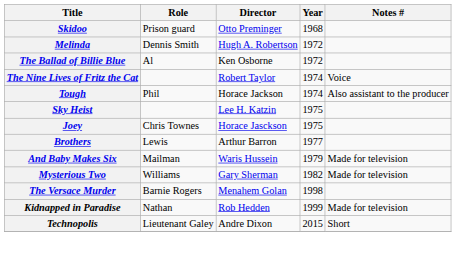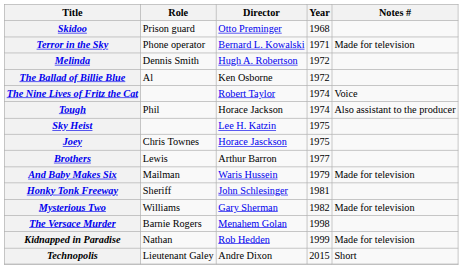+ row: (72, 45)
+ row: (72, 191)
